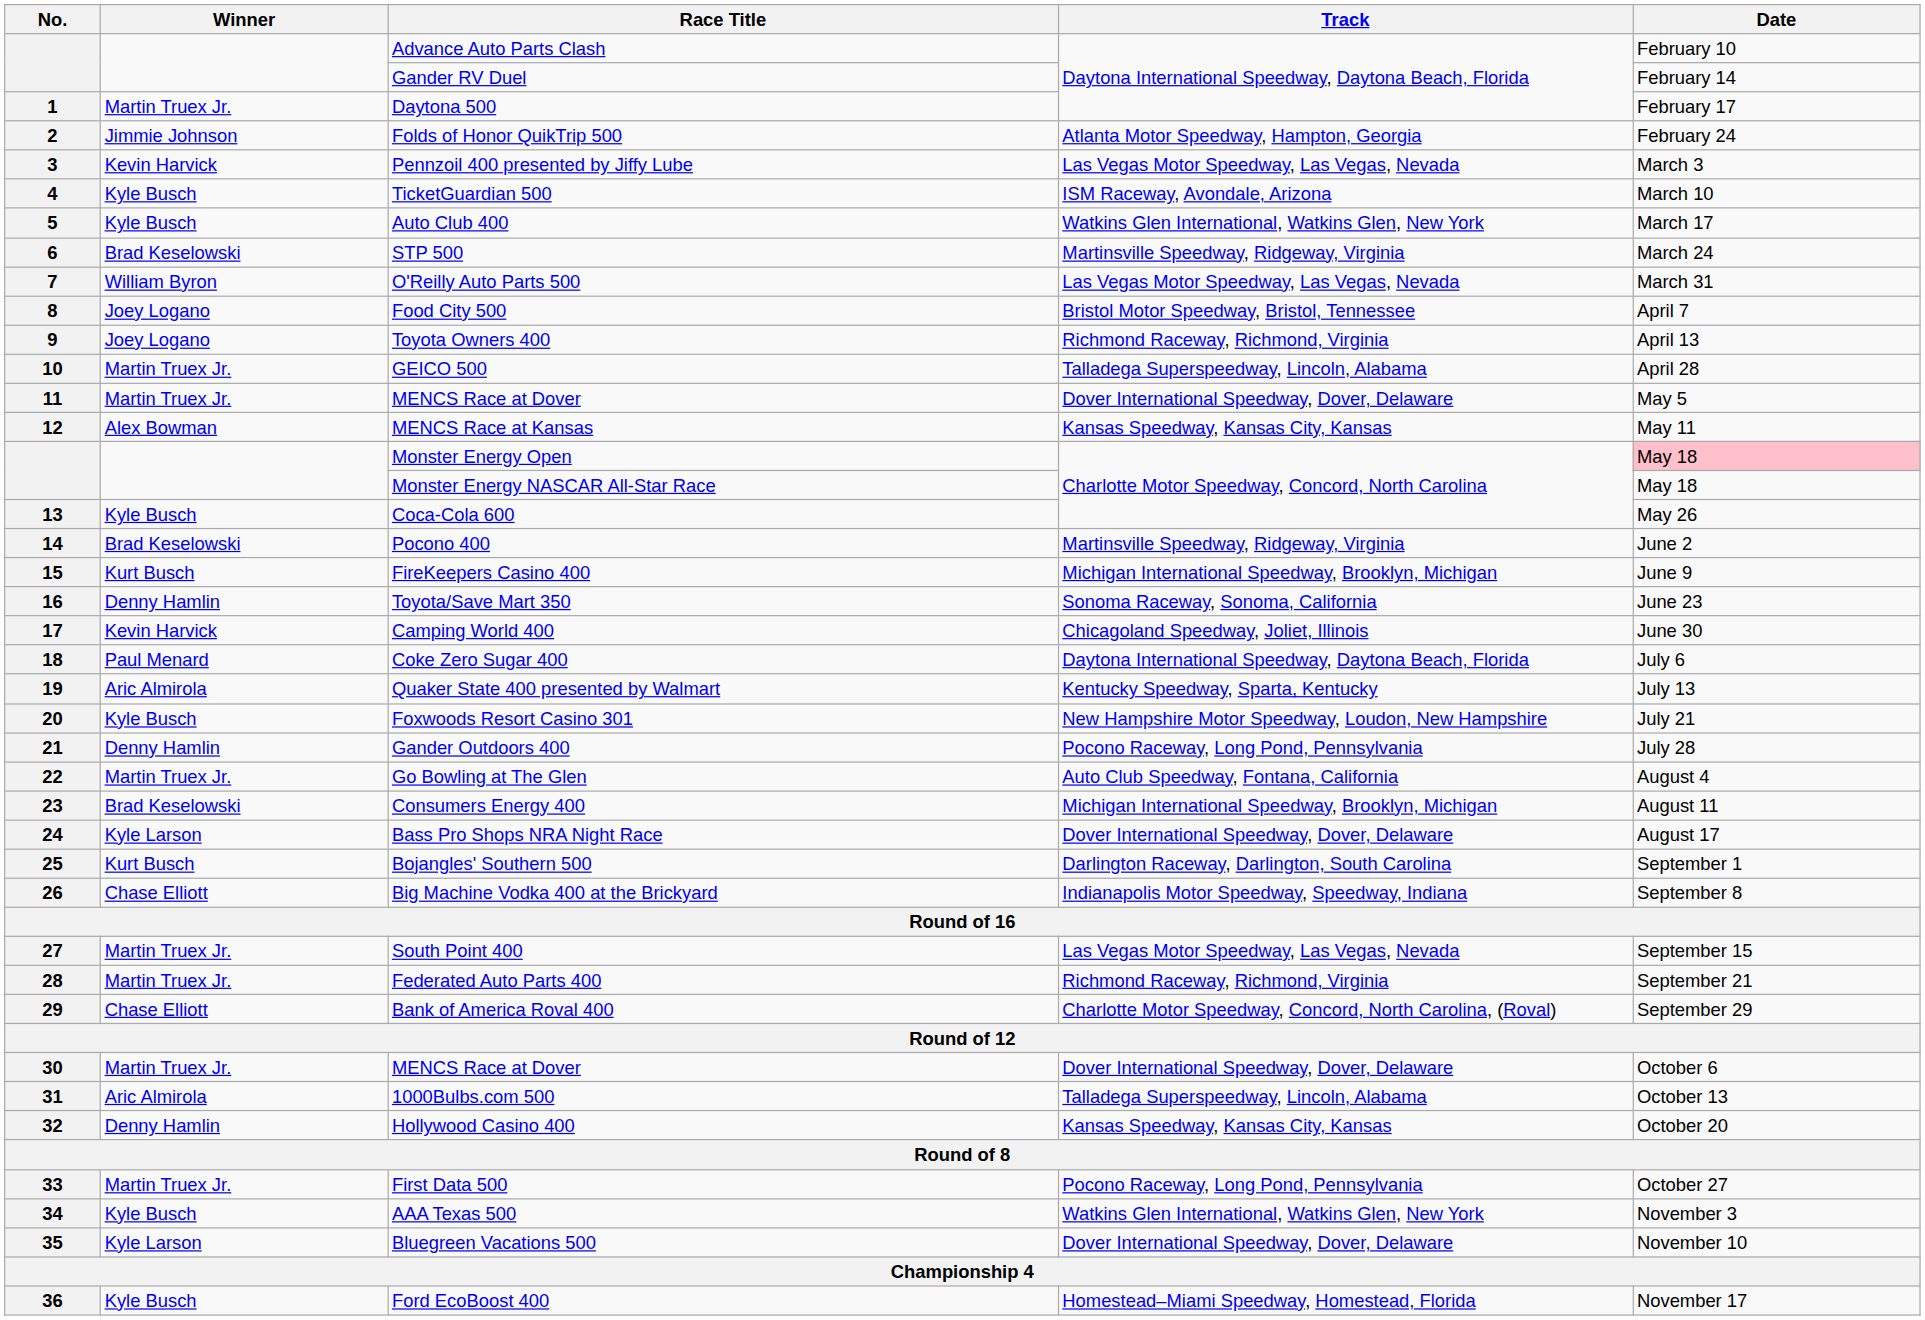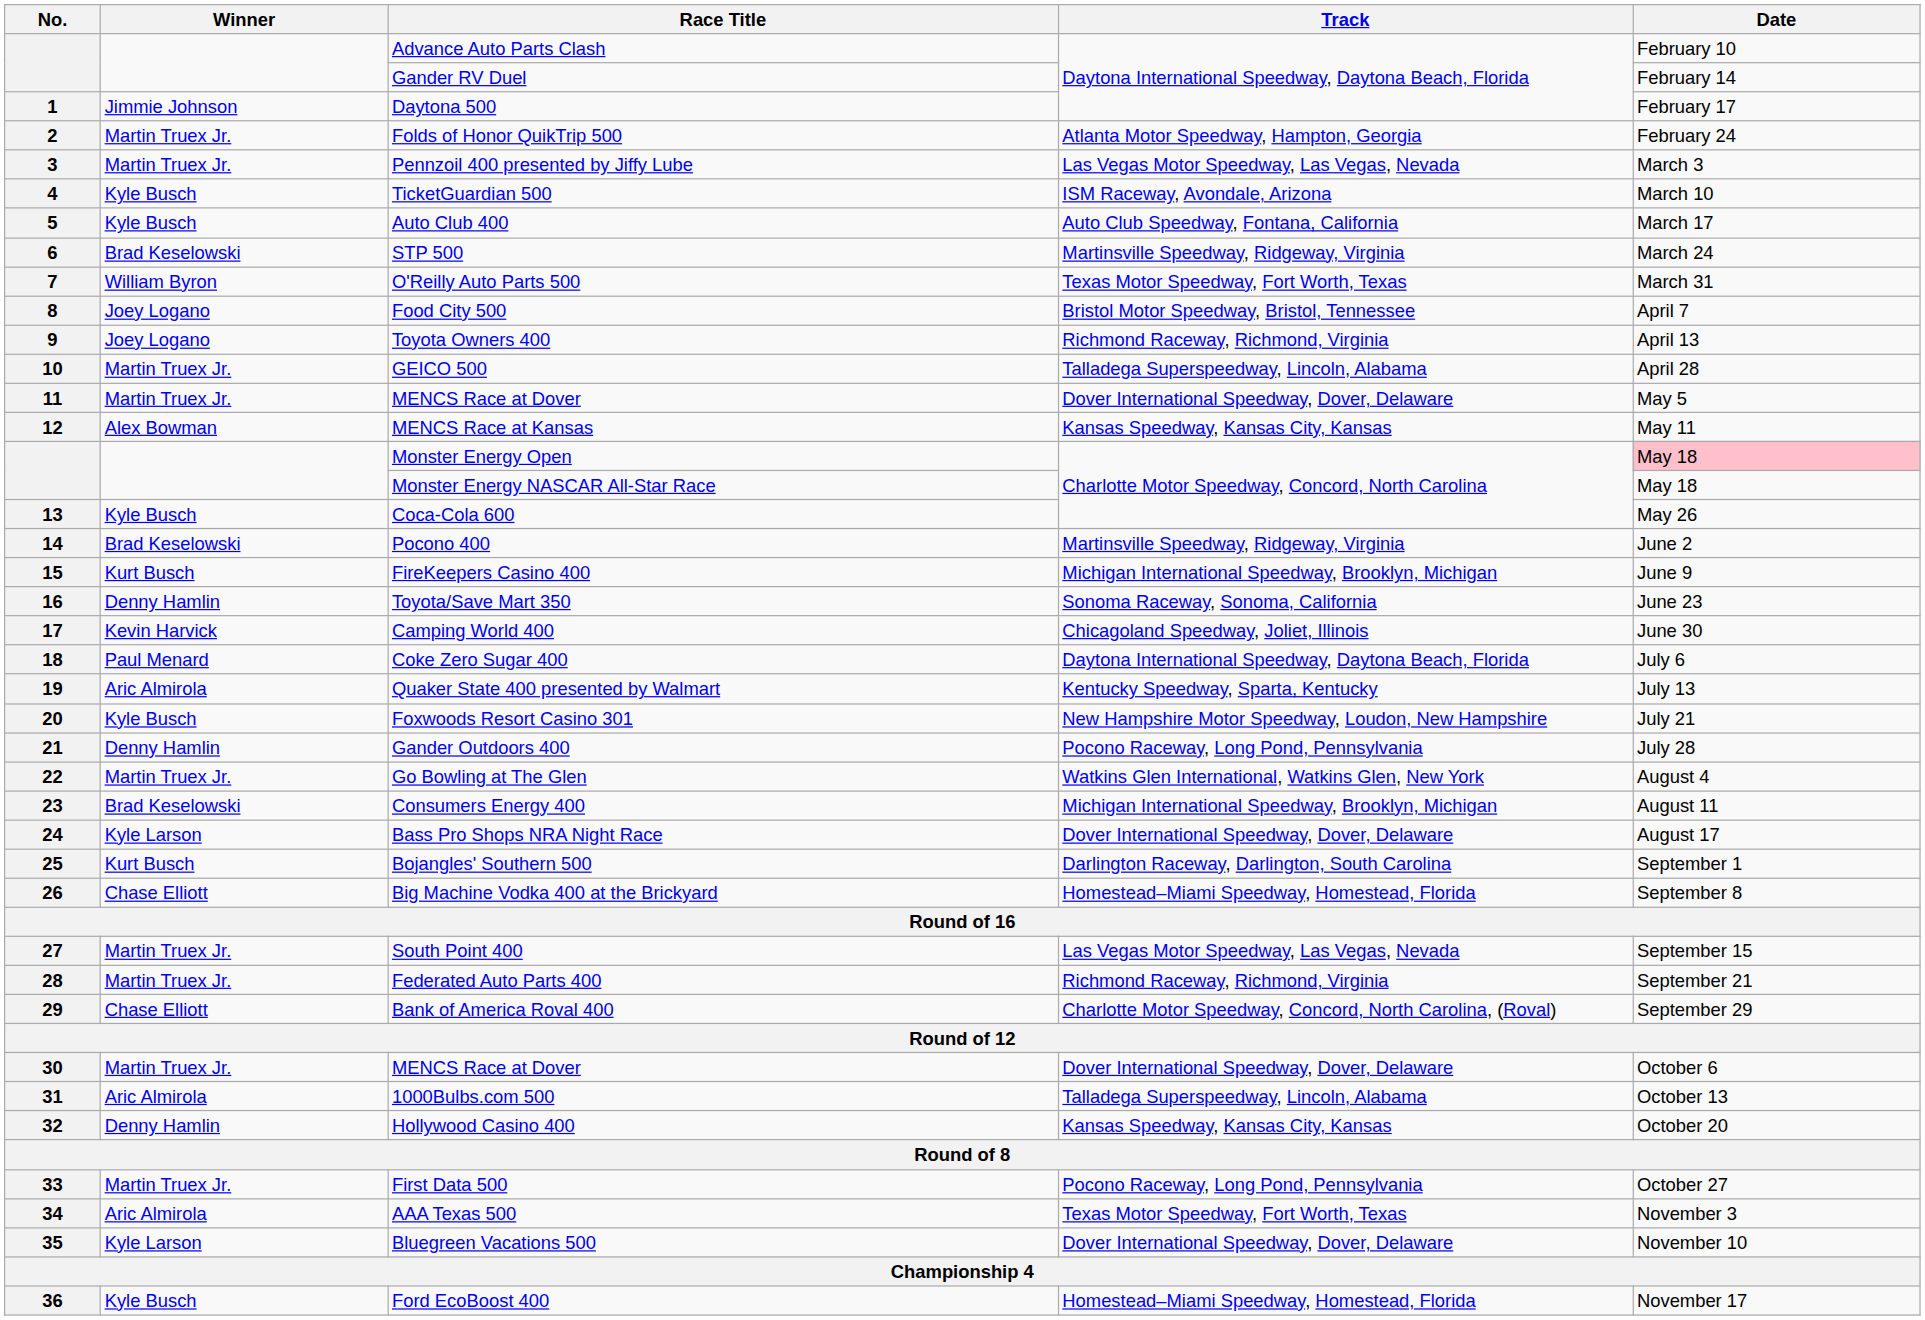(168, 107) Martin Truex Jr. -> (171, 107) Jimmie Johnson
(171, 136) Jimmie Johnson -> (168, 136) Martin Truex Jr.
(161, 165) Kevin Harvick -> (168, 165) Martin Truex Jr.
(1273, 223) Watkins Glen International, Watkins Glen, New York -> (1230, 223) Auto Club Speedway, Fontana, California
(1261, 281) Las Vegas Motor Speedway, Las Vegas, Nevada -> (1234, 281) Texas Motor Speedway, Fort Worth, Texas
(1230, 776) Auto Club Speedway, Fontana, California -> (1273, 776) Watkins Glen International, Watkins Glen, New York
(1265, 893) Indianapolis Motor Speedway, Speedway, Indiana -> (1269, 893) Homestead–Miami Speedway, Homestead, Florida
(151, 1213) Kyle Busch -> (156, 1213) Aric Almirola
(1273, 1213) Watkins Glen International, Watkins Glen, New York -> (1234, 1213) Texas Motor Speedway, Fort Worth, Texas
